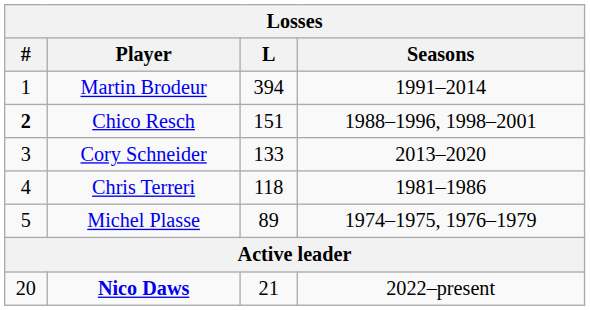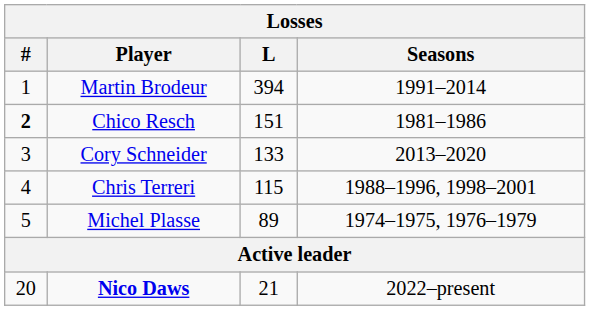(441, 121) 1988–1996, 1998–2001 -> (441, 121) 1981–1986
(269, 188) 118 -> (269, 188) 115
(441, 188) 1981–1986 -> (441, 188) 1988–1996, 1998–2001
